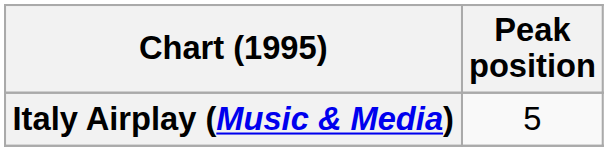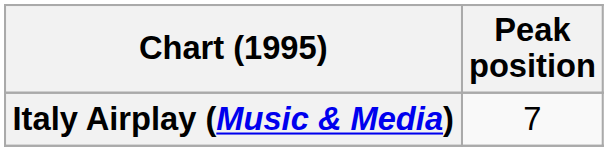(532, 118) 5 -> (532, 118) 7
